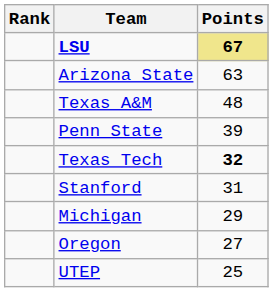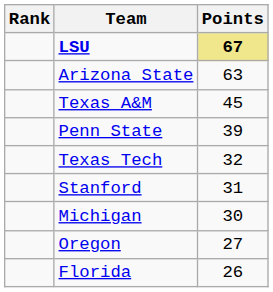(233, 103) 48 -> (233, 103) 45
(233, 160) bold -> (233, 160) normal
(233, 216) 29 -> (233, 216) 30
+ row: (95, 272)
- row: (79, 272)
